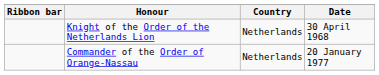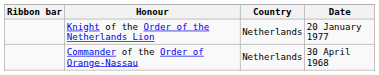(329, 32) 30 April 1968 -> (334, 32) 20 January 1977
(334, 57) 20 January 1977 -> (329, 57) 30 April 1968
